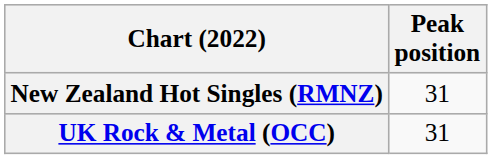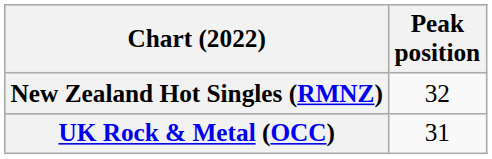(437, 93) 31 -> (437, 93) 32
